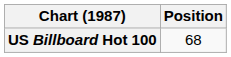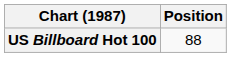(193, 40) 68 -> (193, 40) 88
